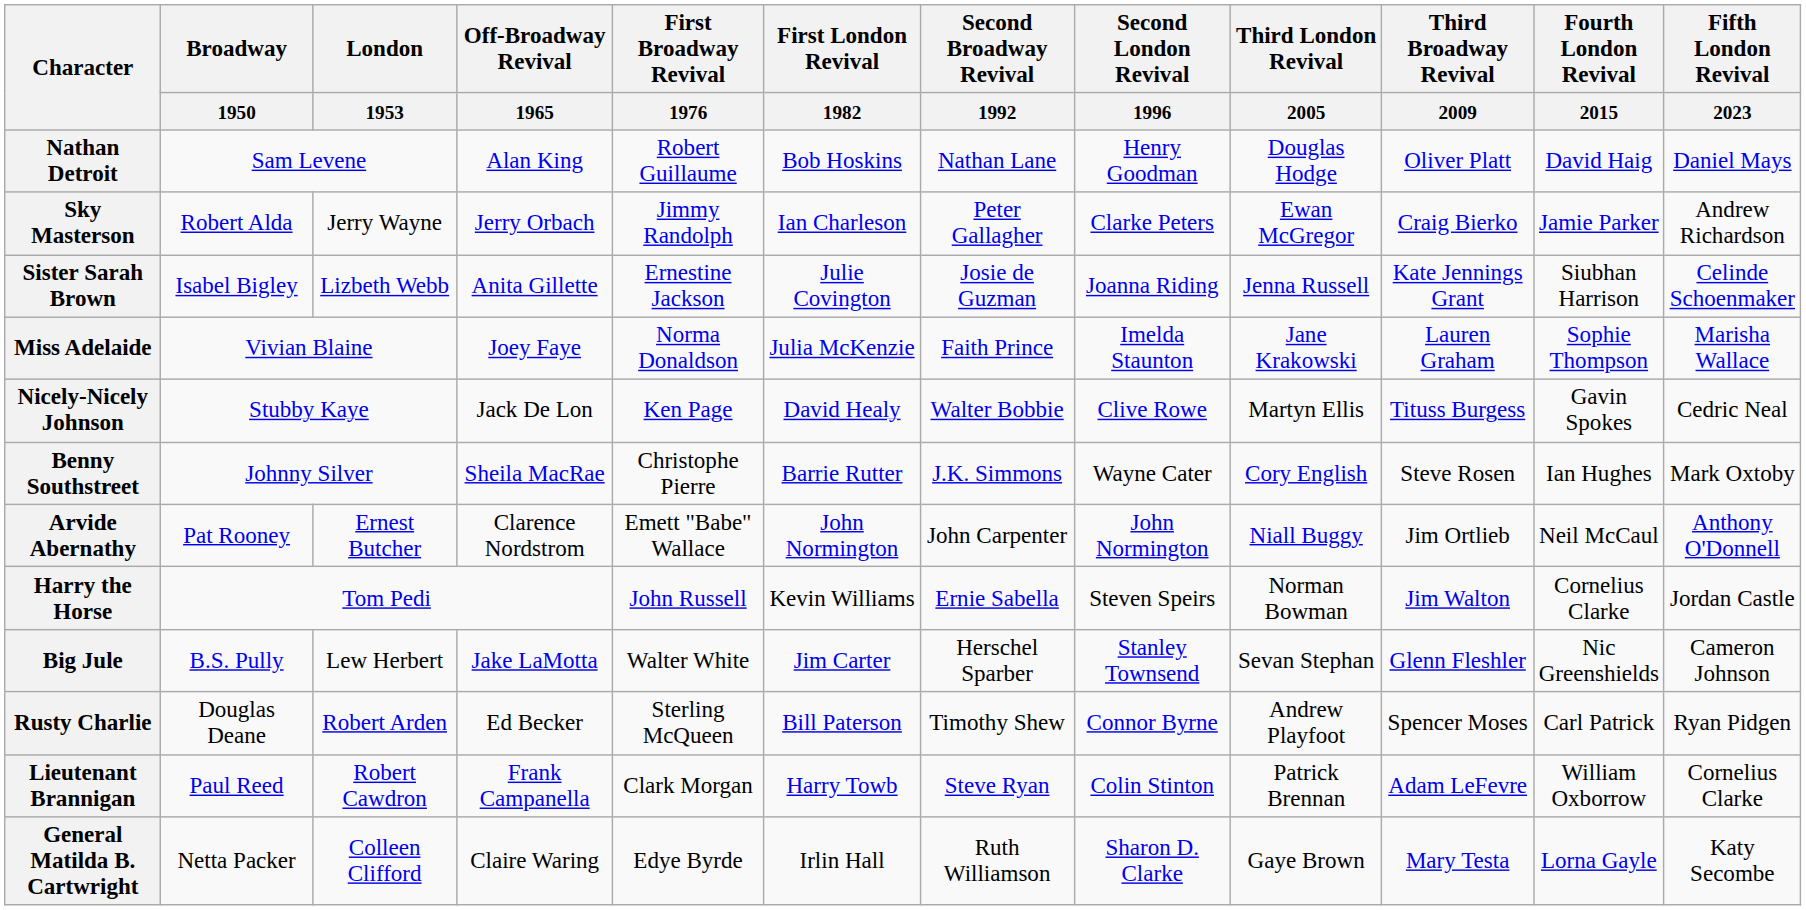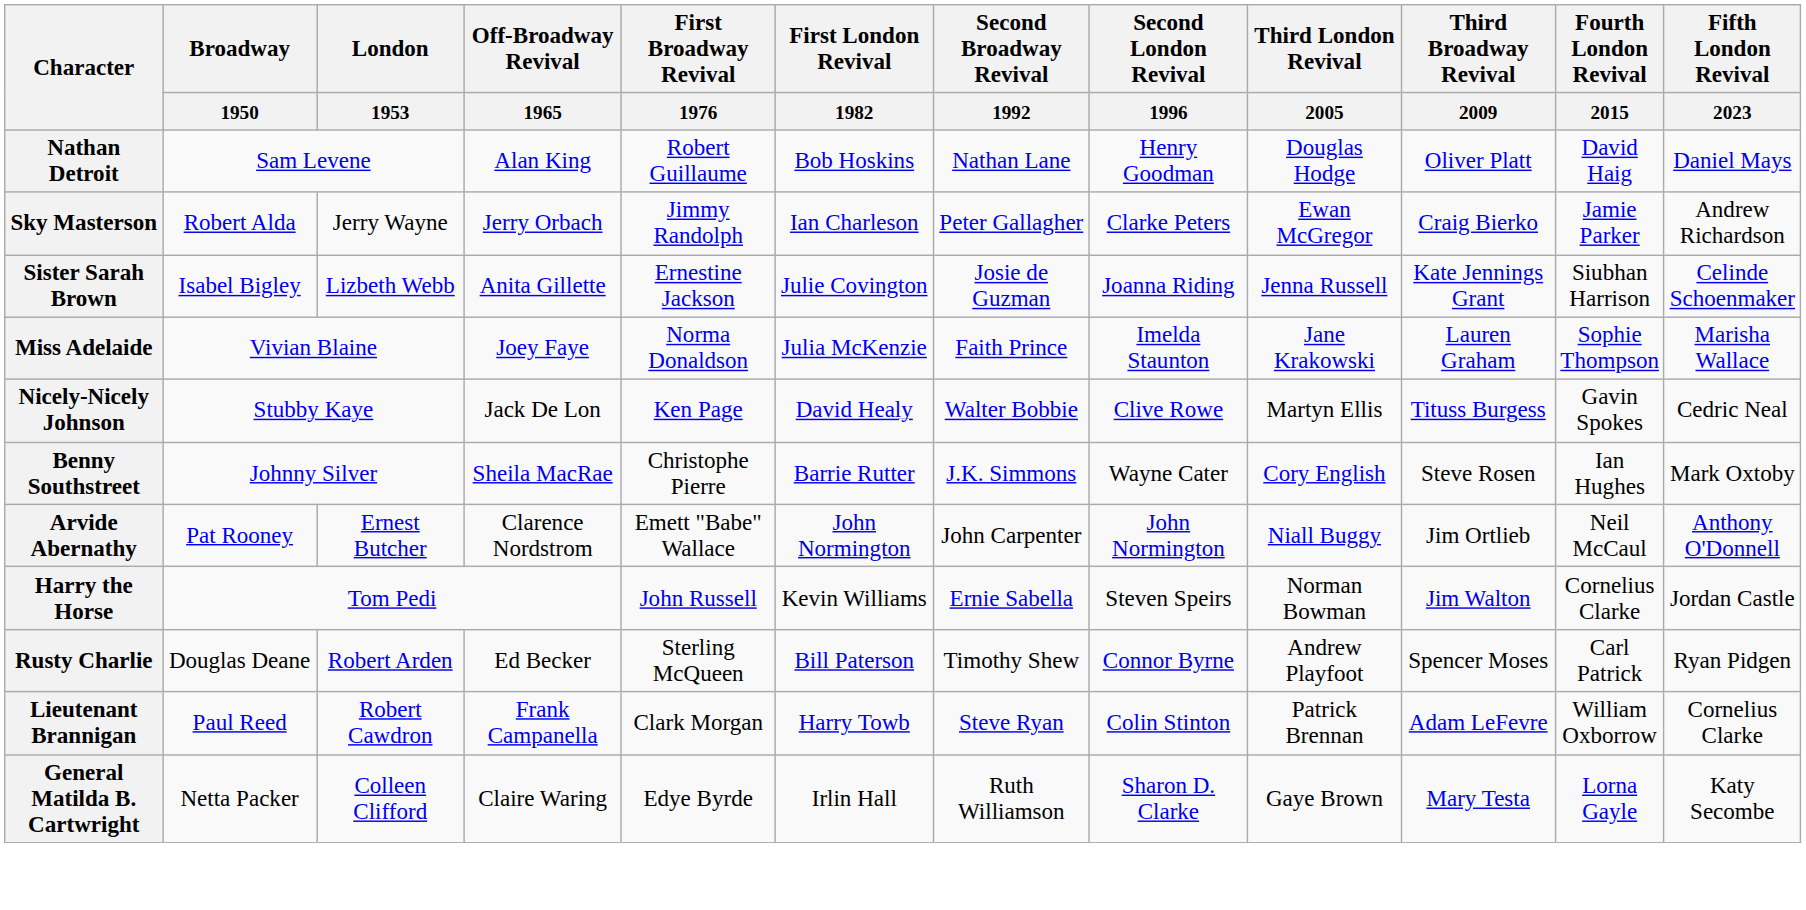- row: (83, 660)
